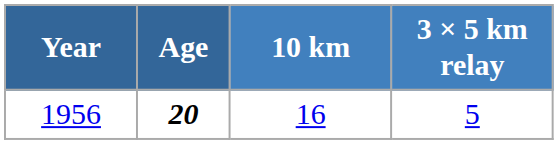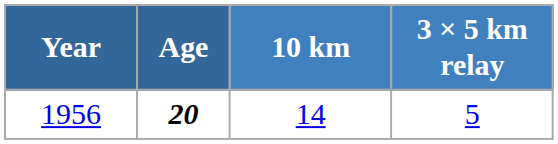(311, 114) 16 -> (311, 114) 14
